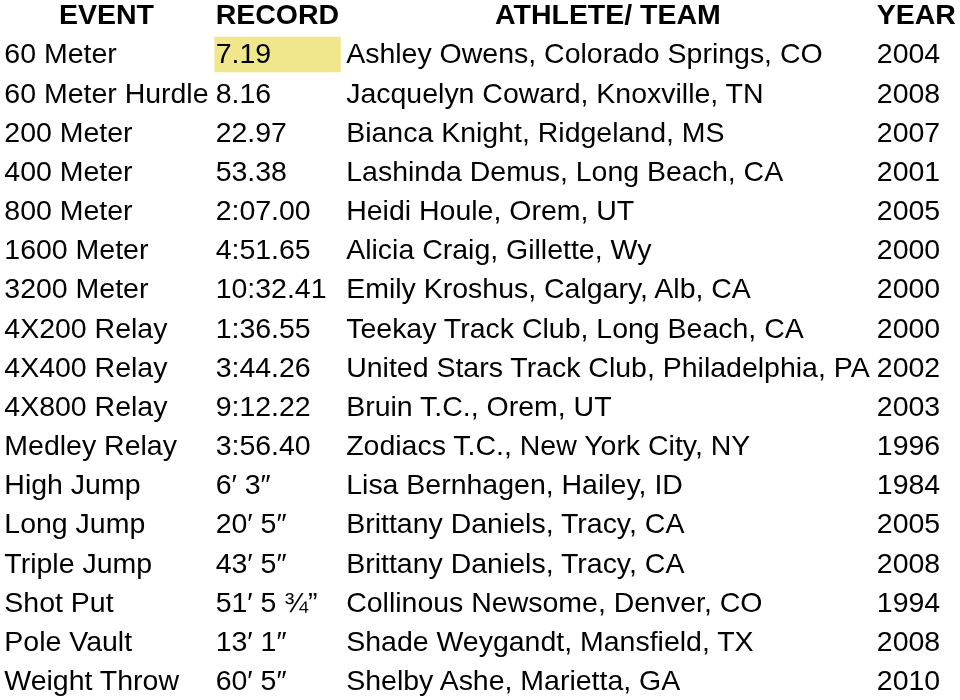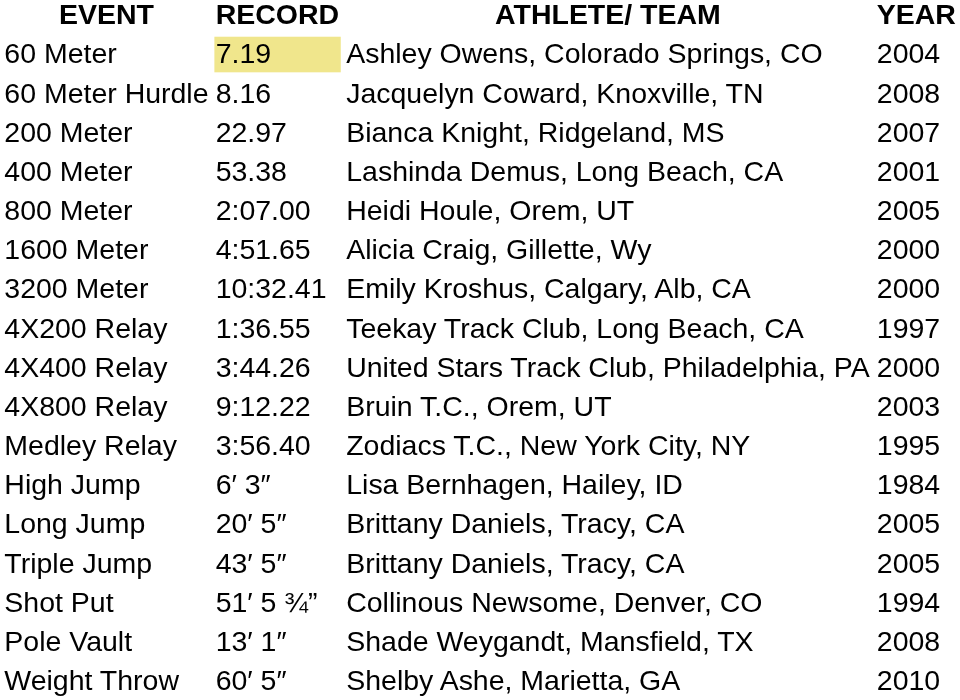(908, 328) 2000 -> (908, 328) 1997
(908, 367) 2002 -> (908, 367) 2000
(908, 445) 1996 -> (908, 445) 1995
(908, 563) 2008 -> (908, 563) 2005
